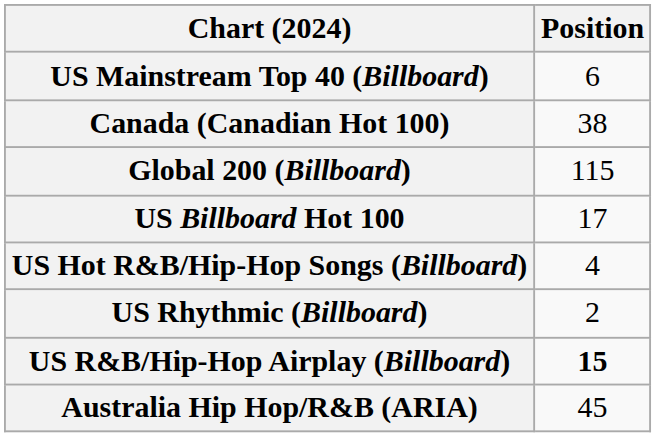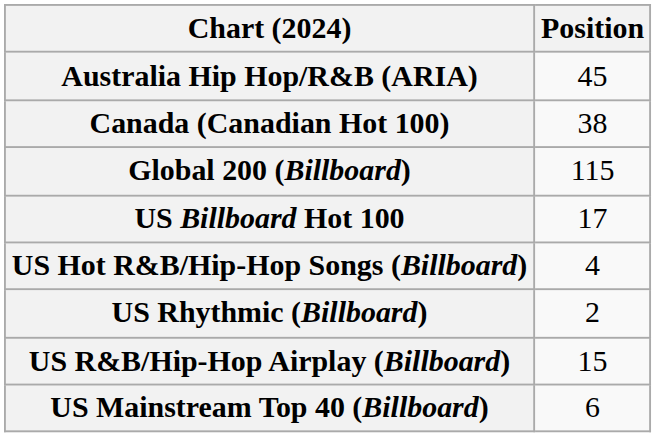rows swapped: (270, 407) <-> (270, 75)
(593, 360) bold -> (593, 360) normal
